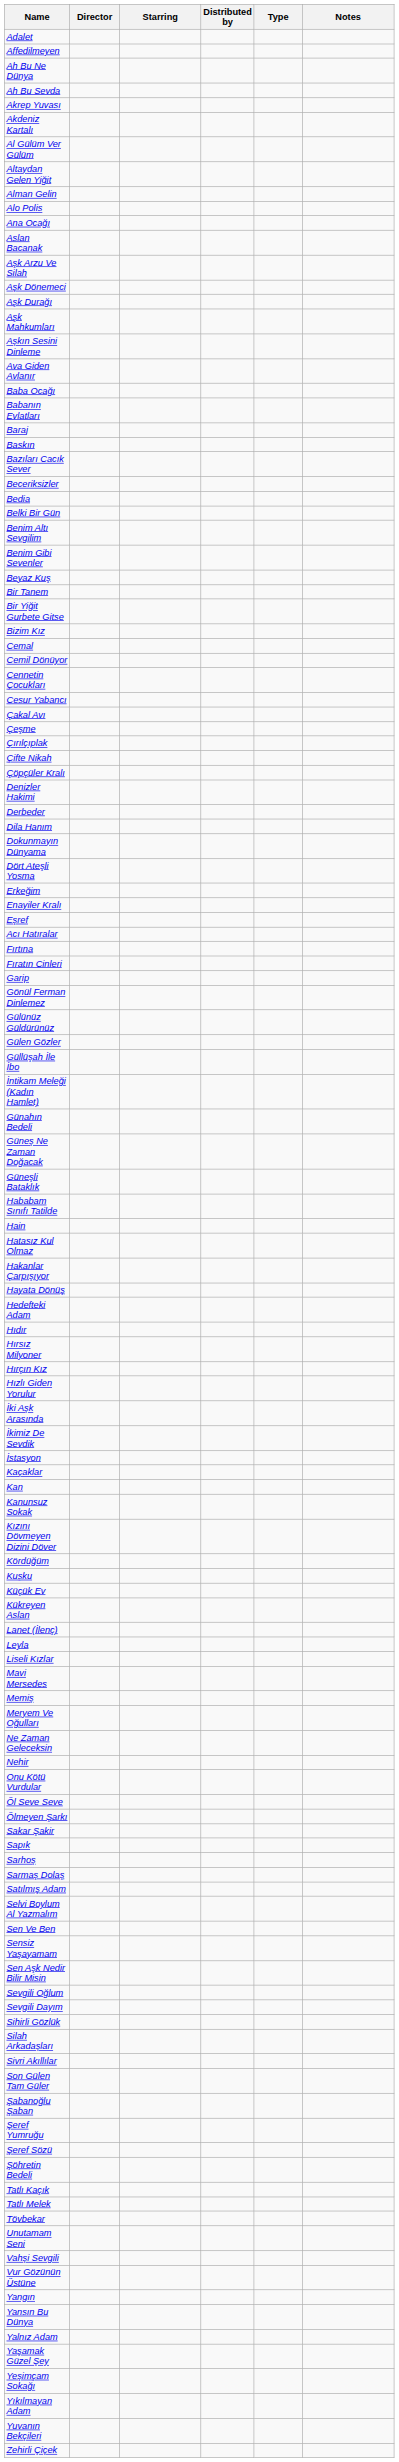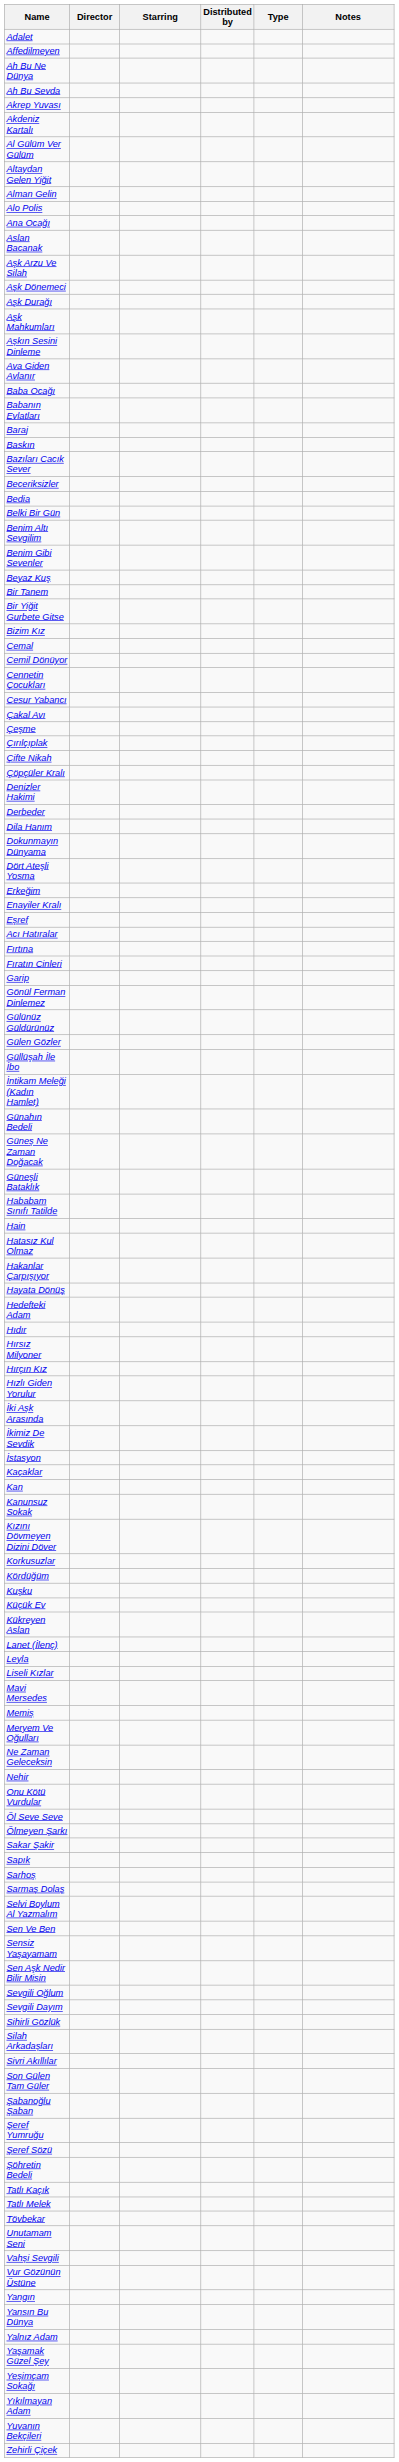+ row: (31, 1562)
- row: (36, 1889)
